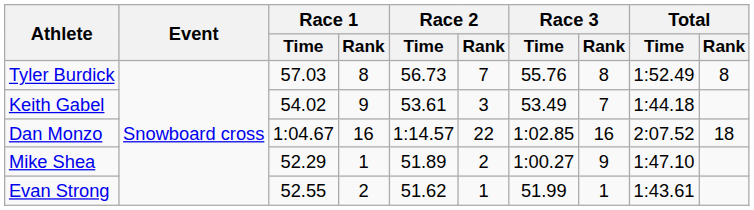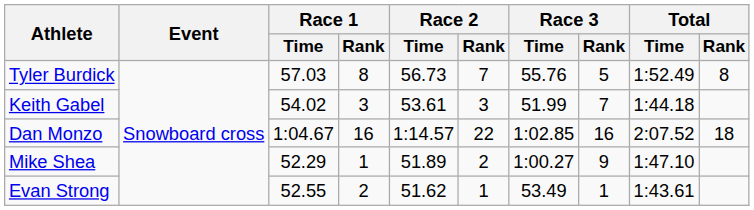(604, 76) 8 -> (604, 76) 5
(363, 105) 9 -> (363, 105) 3
(544, 105) 53.49 -> (544, 105) 51.99
(544, 191) 51.99 -> (544, 191) 53.49
